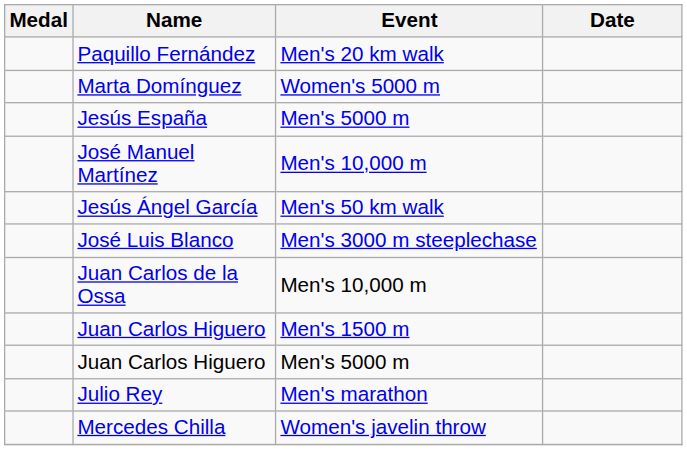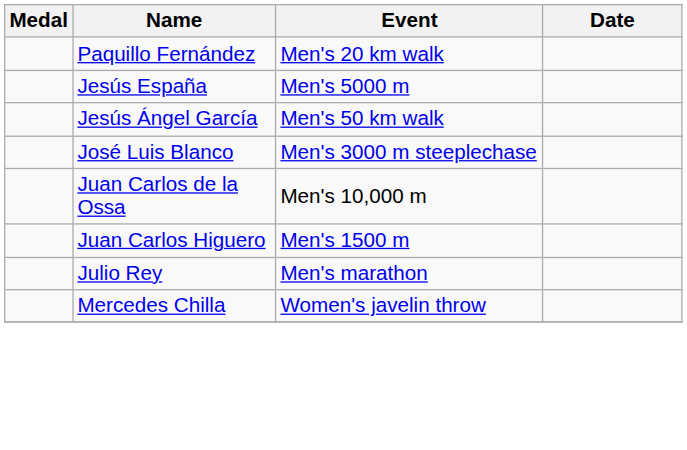- row: (159, 86)
- row: (136, 163)
- row: (171, 361)
